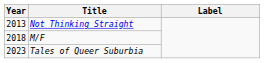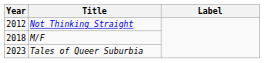(16, 24) 2013 -> (16, 24) 2012
